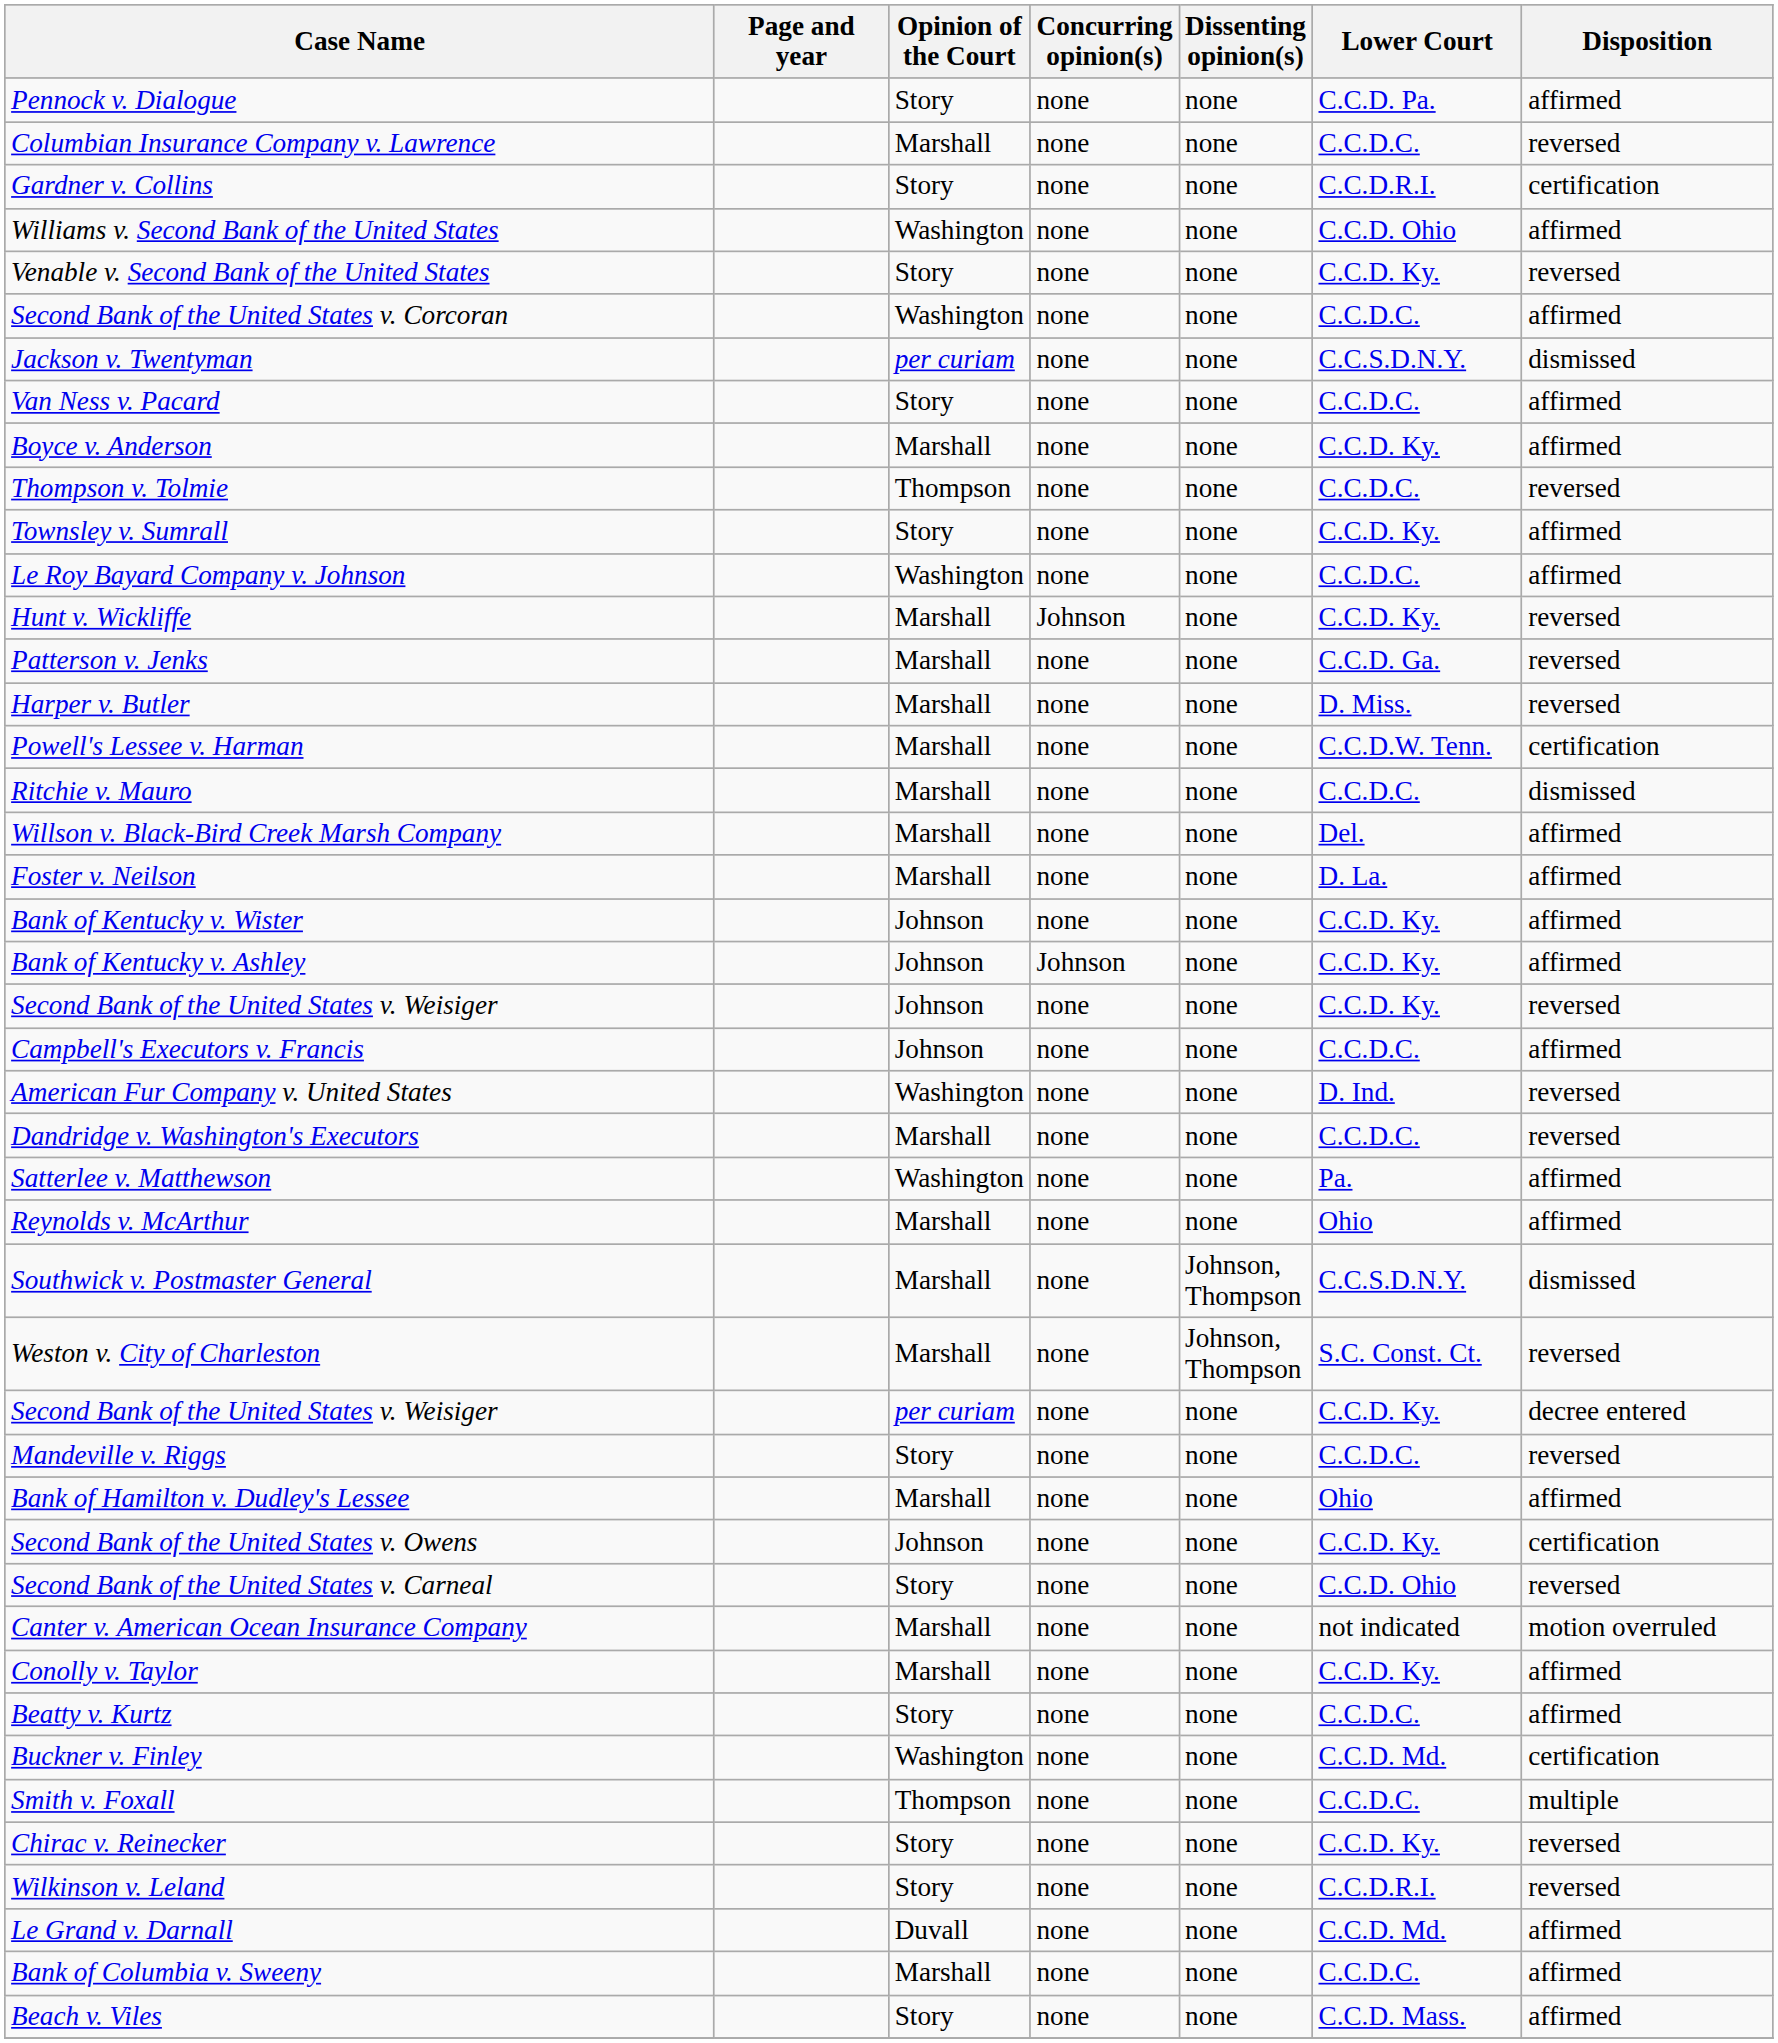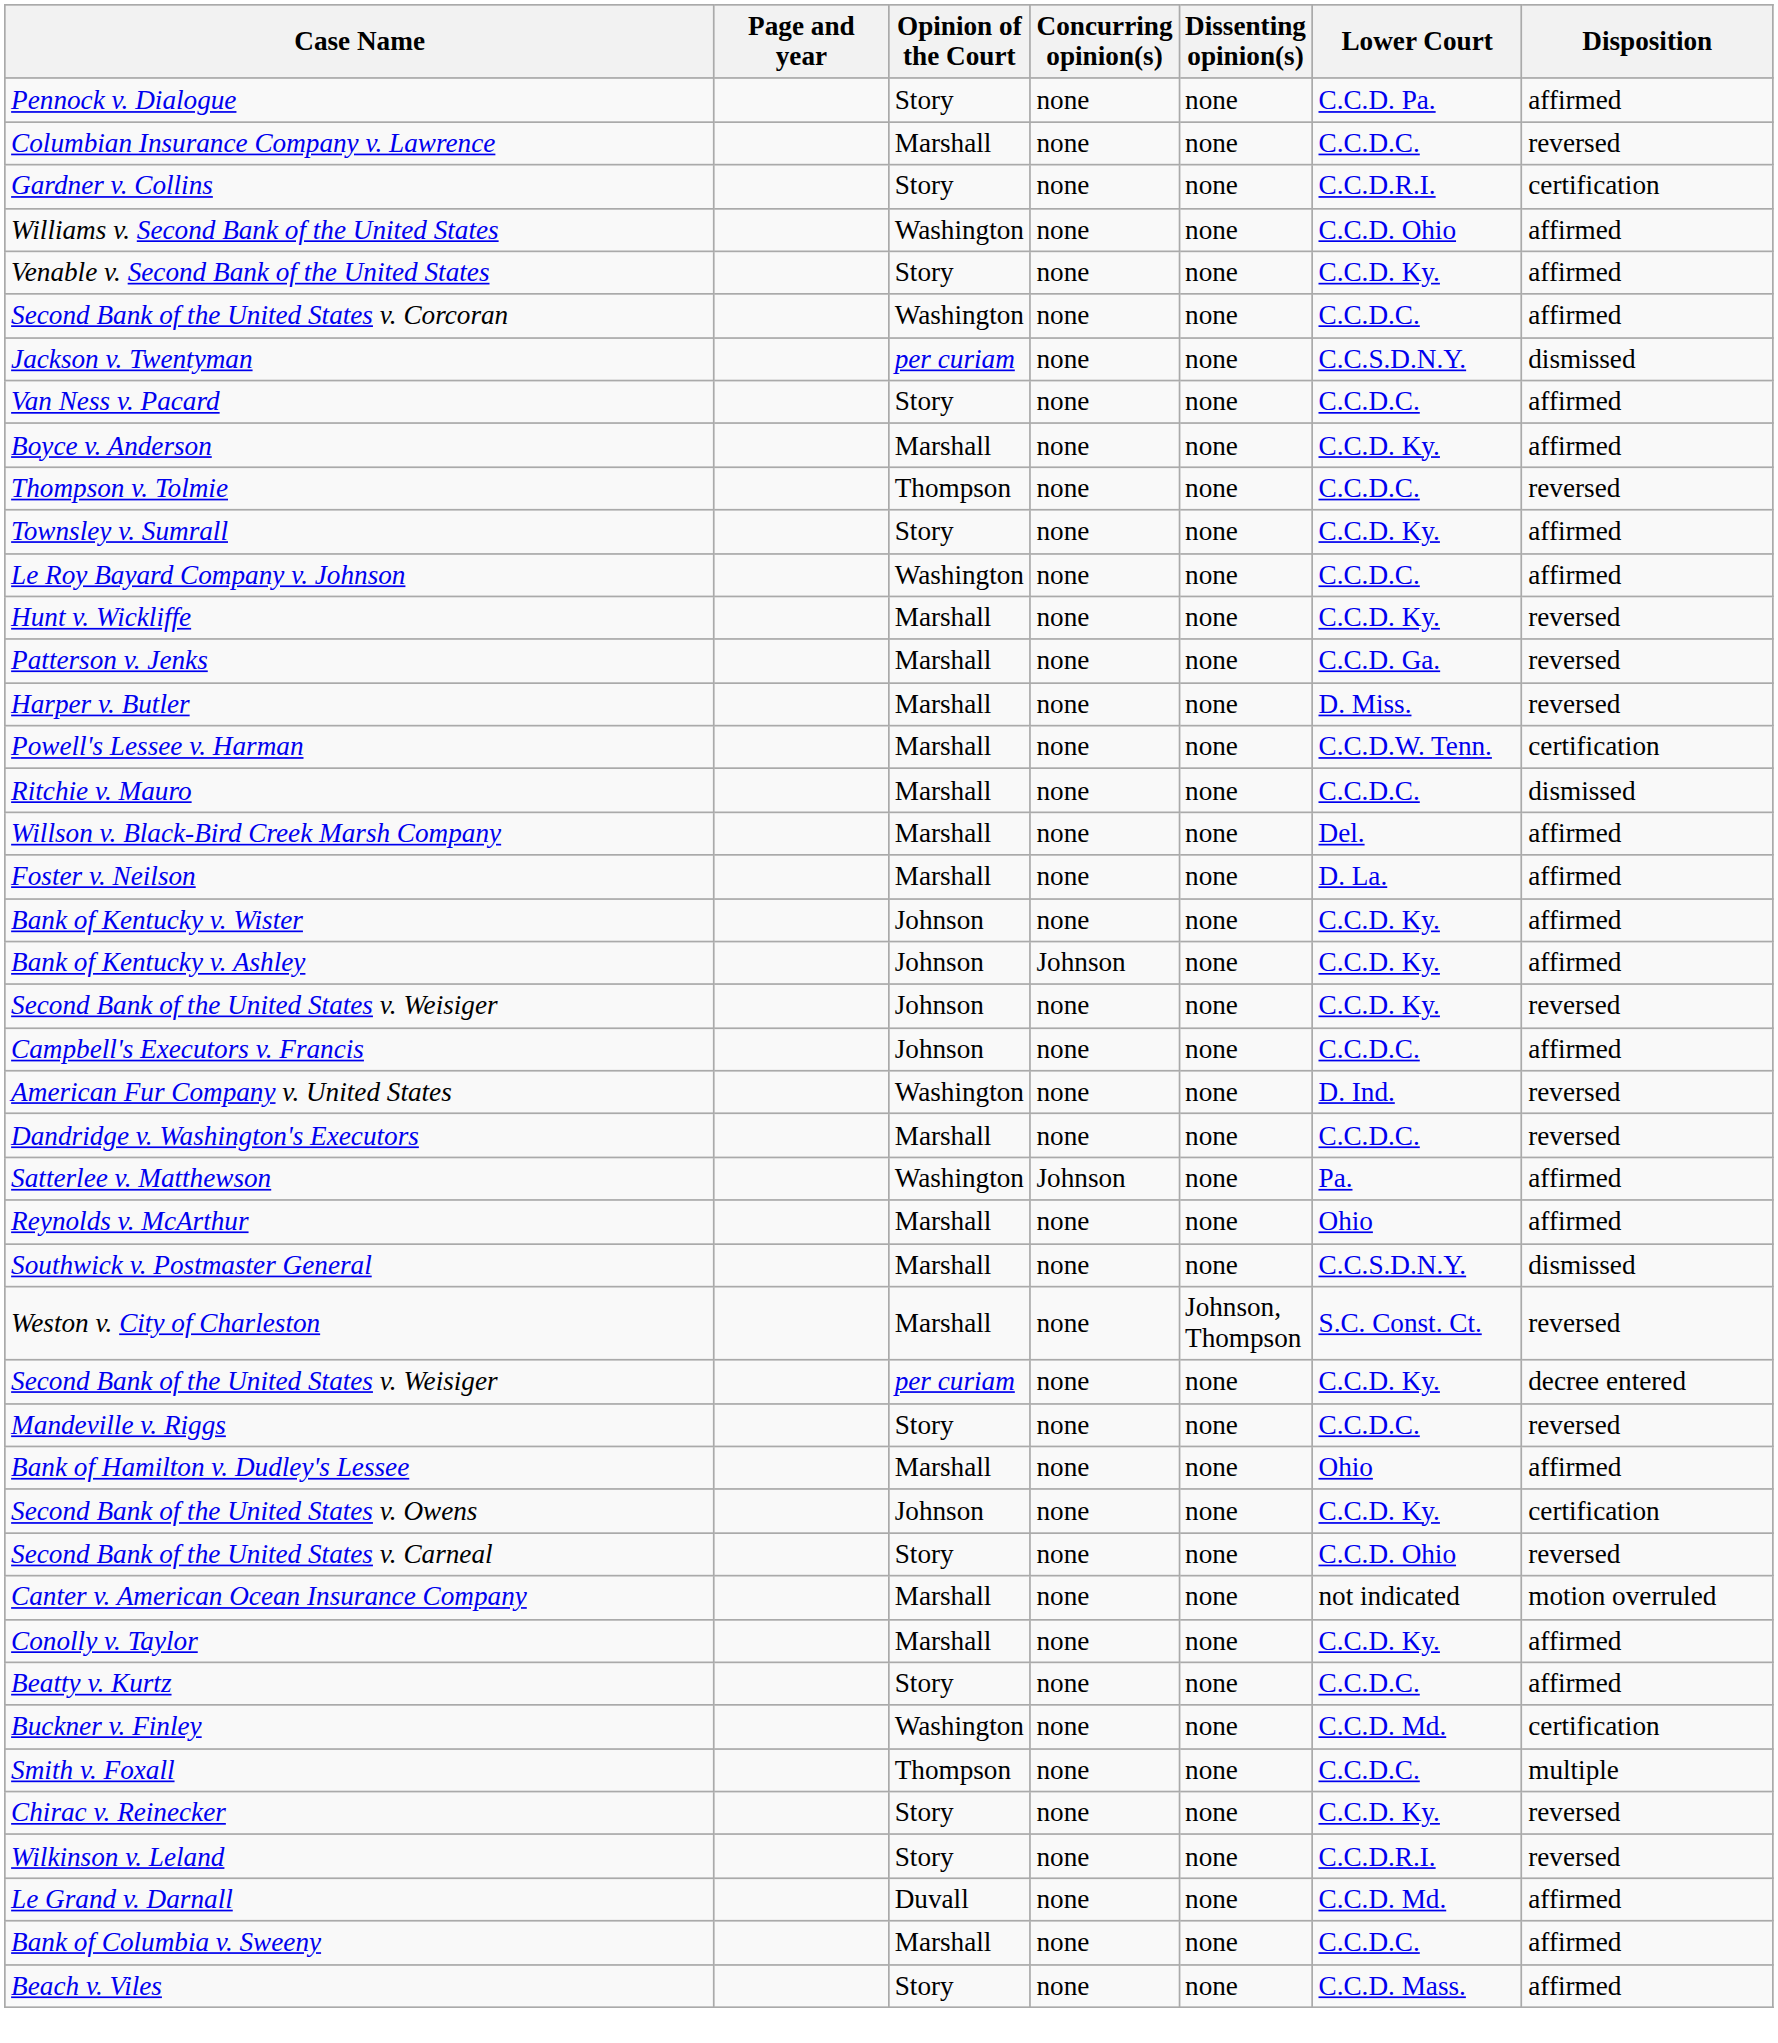(1574, 272) reversed -> (1575, 272) affirmed
(1081, 617) Johnson -> (1063, 617) none
(1063, 1178) none -> (1081, 1178) Johnson
(1243, 1279) Johnson, Thompson -> (1211, 1264) none
